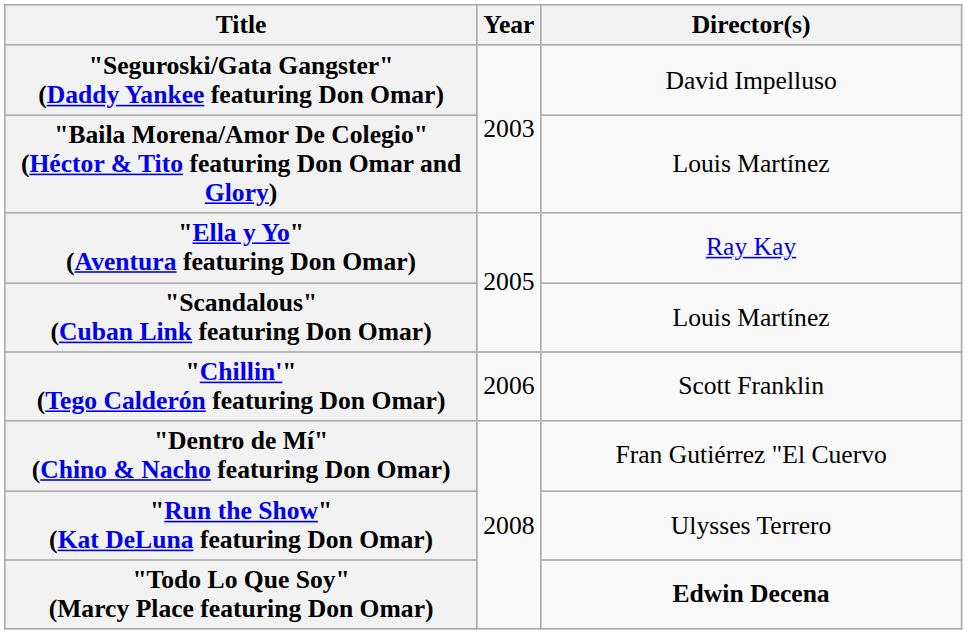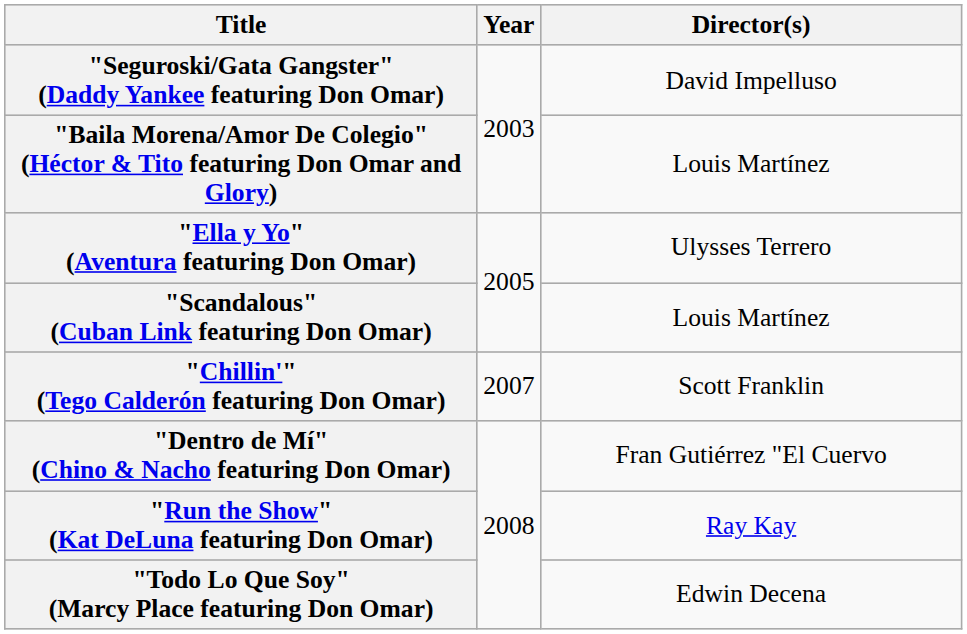(751, 247) Ray Kay -> (751, 247) Ulysses Terrero
(509, 386) 2006 -> (509, 386) 2007
(751, 525) Ulysses Terrero -> (751, 525) Ray Kay
(751, 594) bold -> (751, 594) normal
